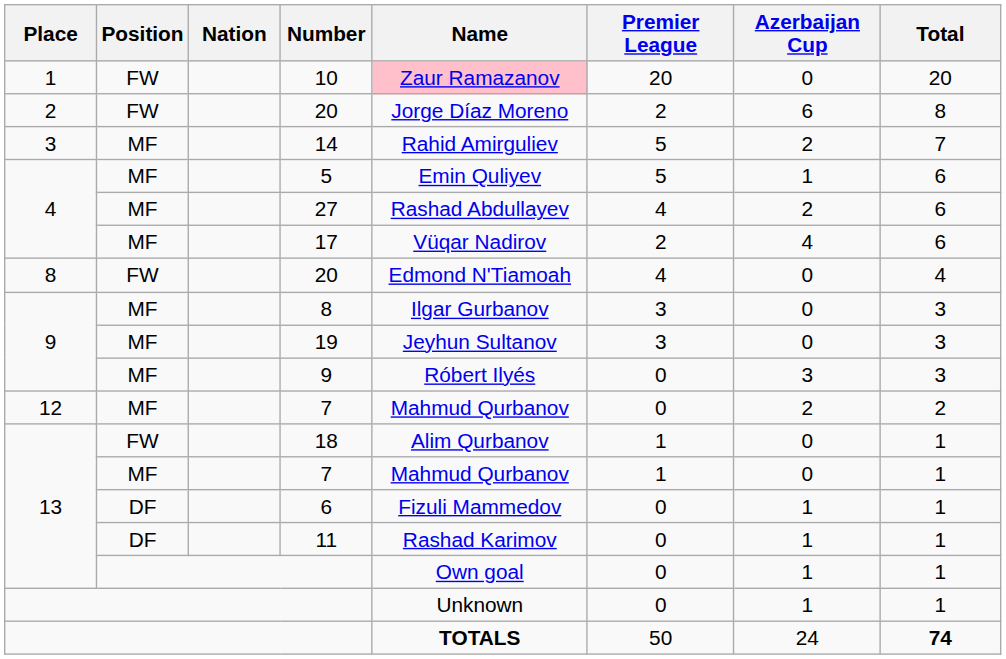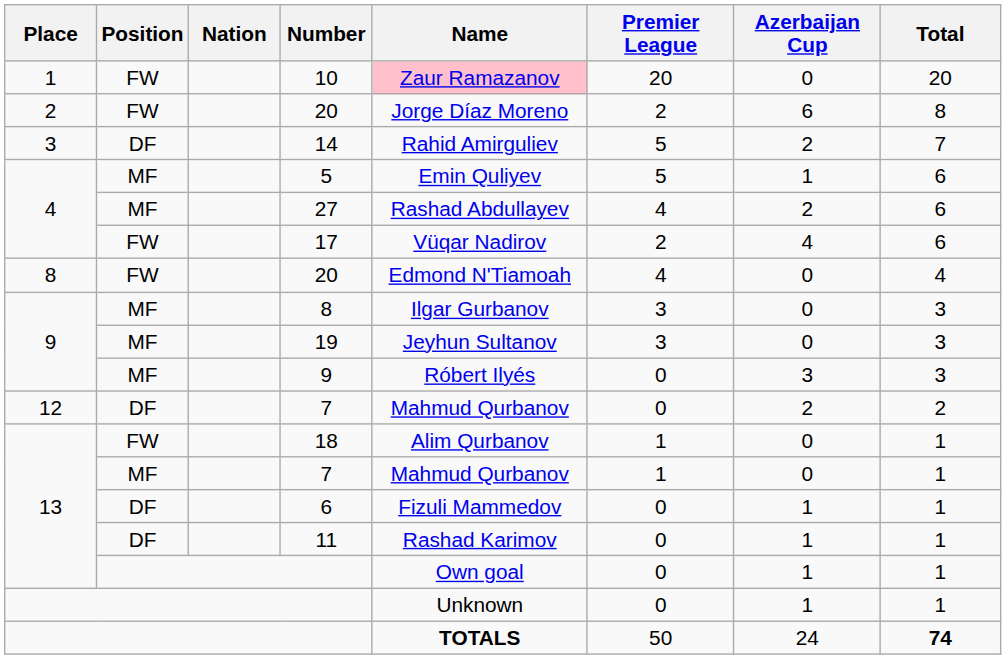(142, 144) MF -> (142, 144) DF
(142, 242) MF -> (142, 242) FW
(142, 407) MF -> (142, 407) DF
